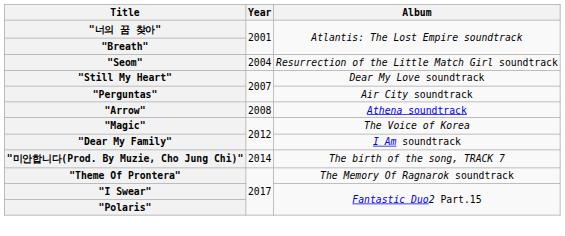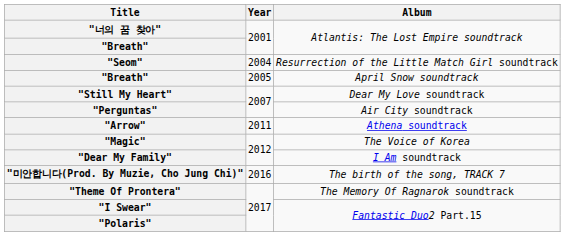+ row: (125, 78)
(260, 110) 2008 -> (260, 126) 2011
(260, 159) 2014 -> (260, 175) 2016
